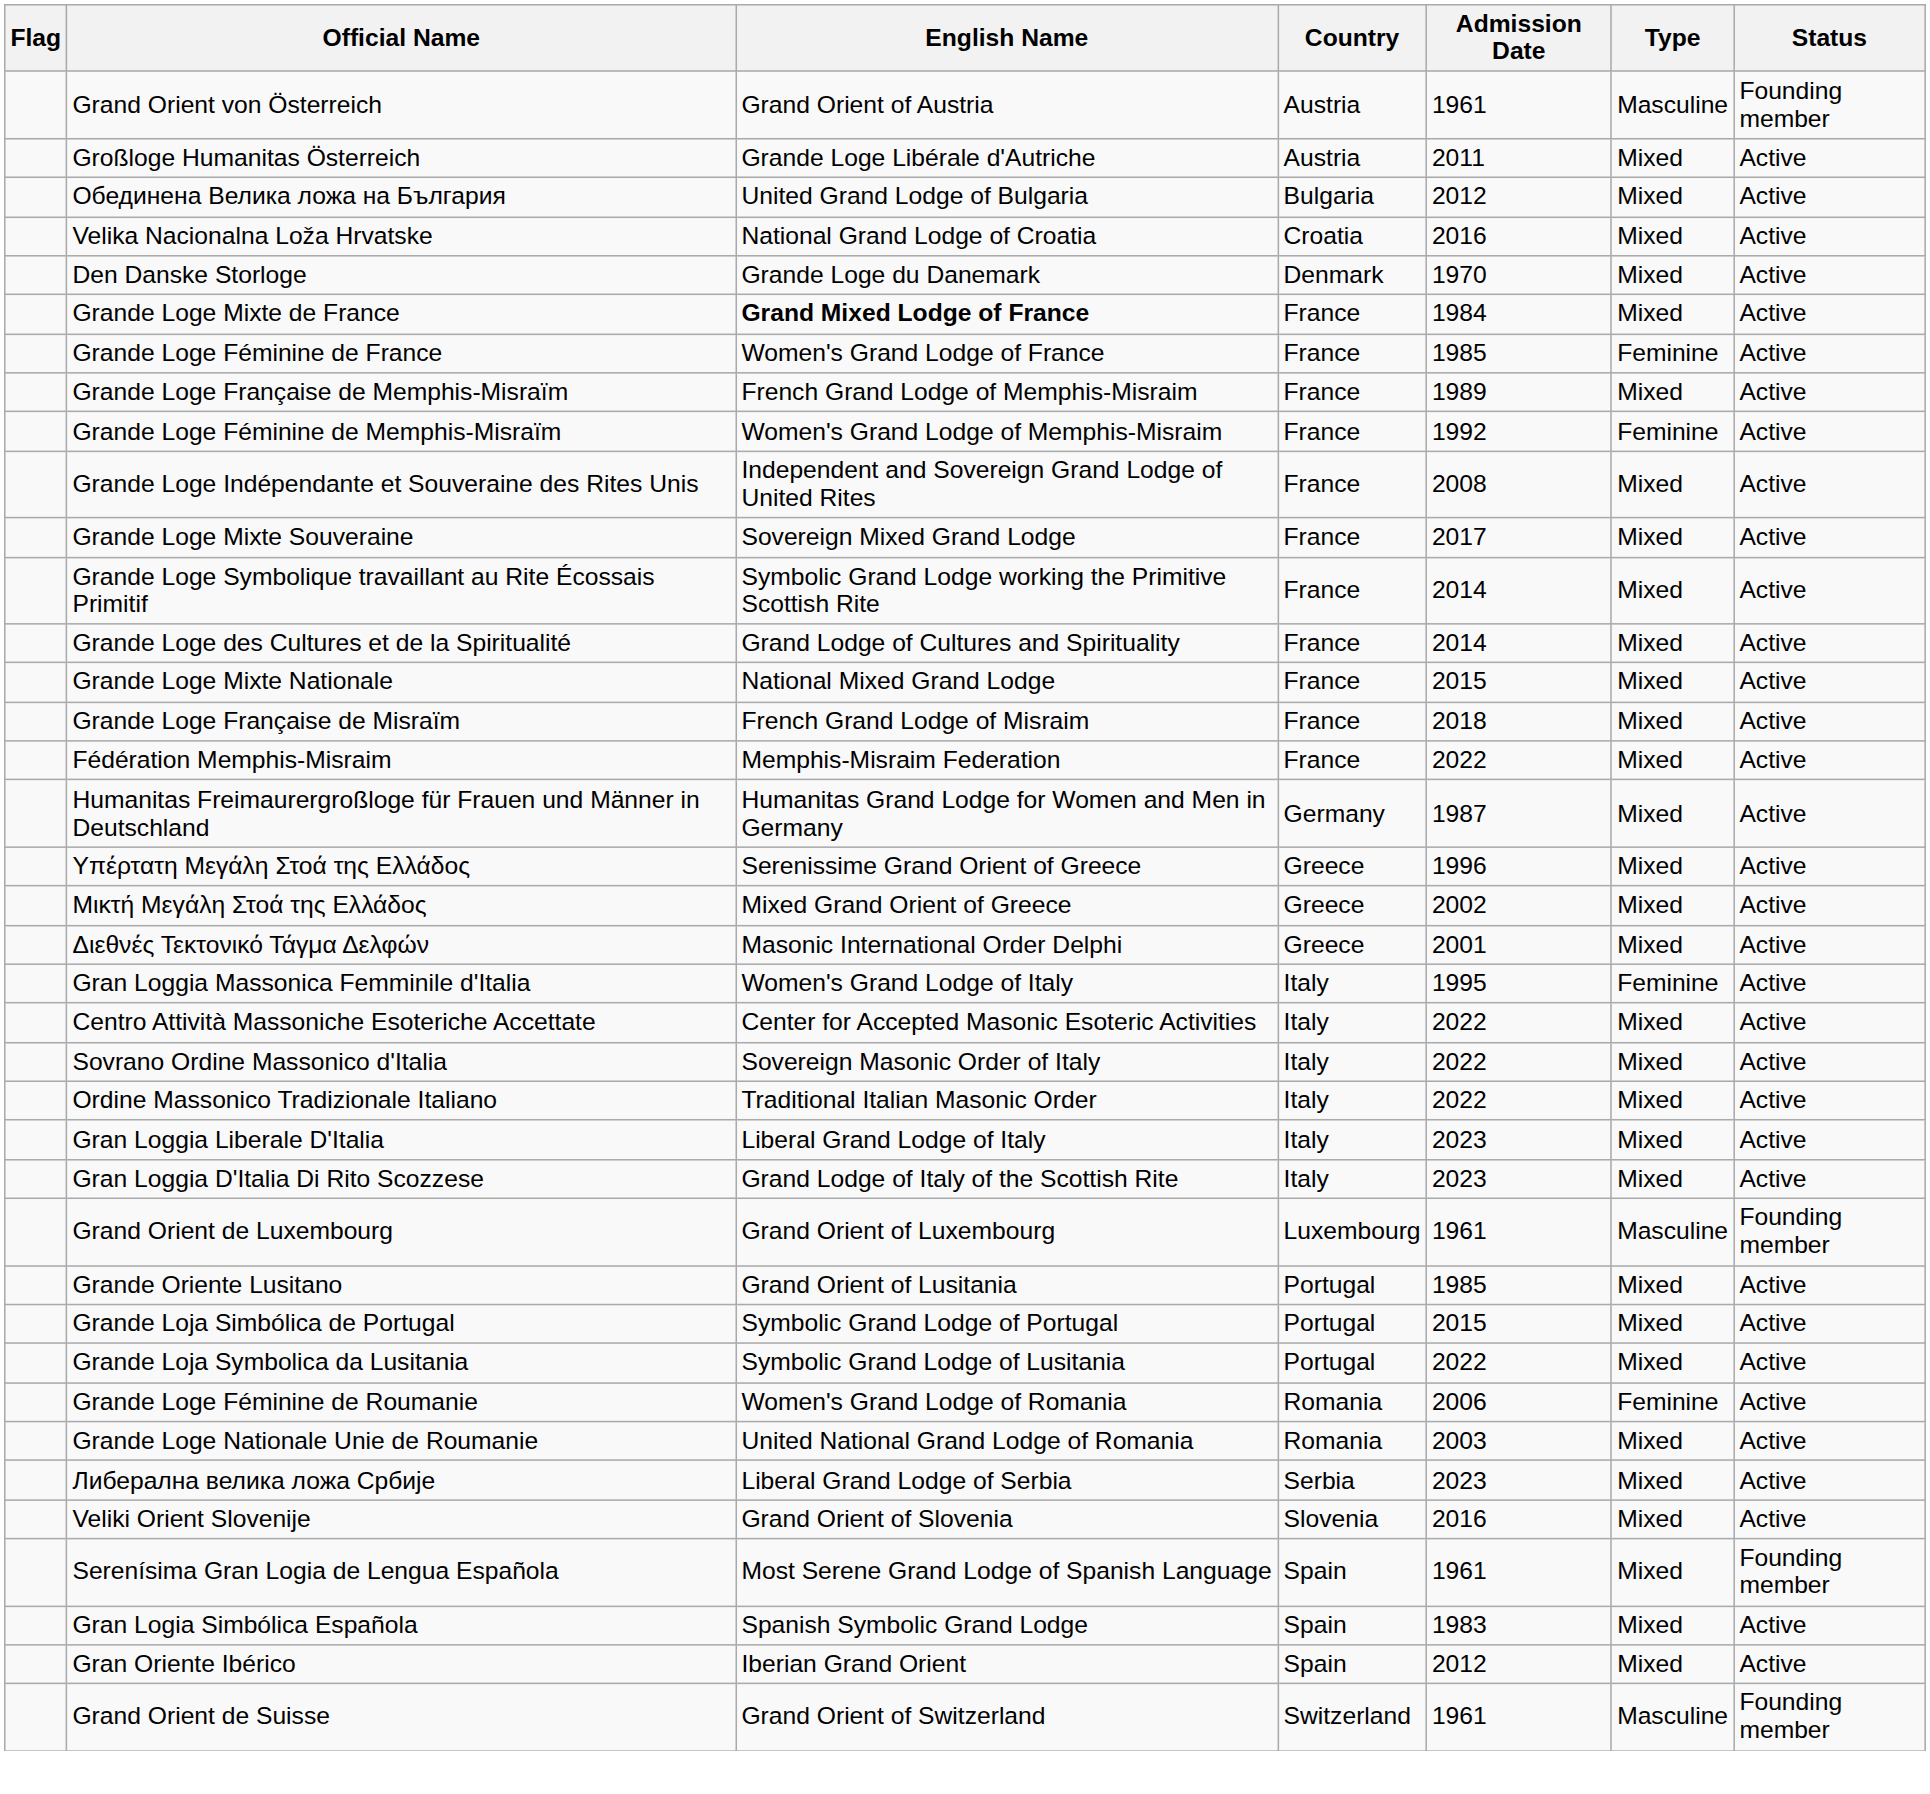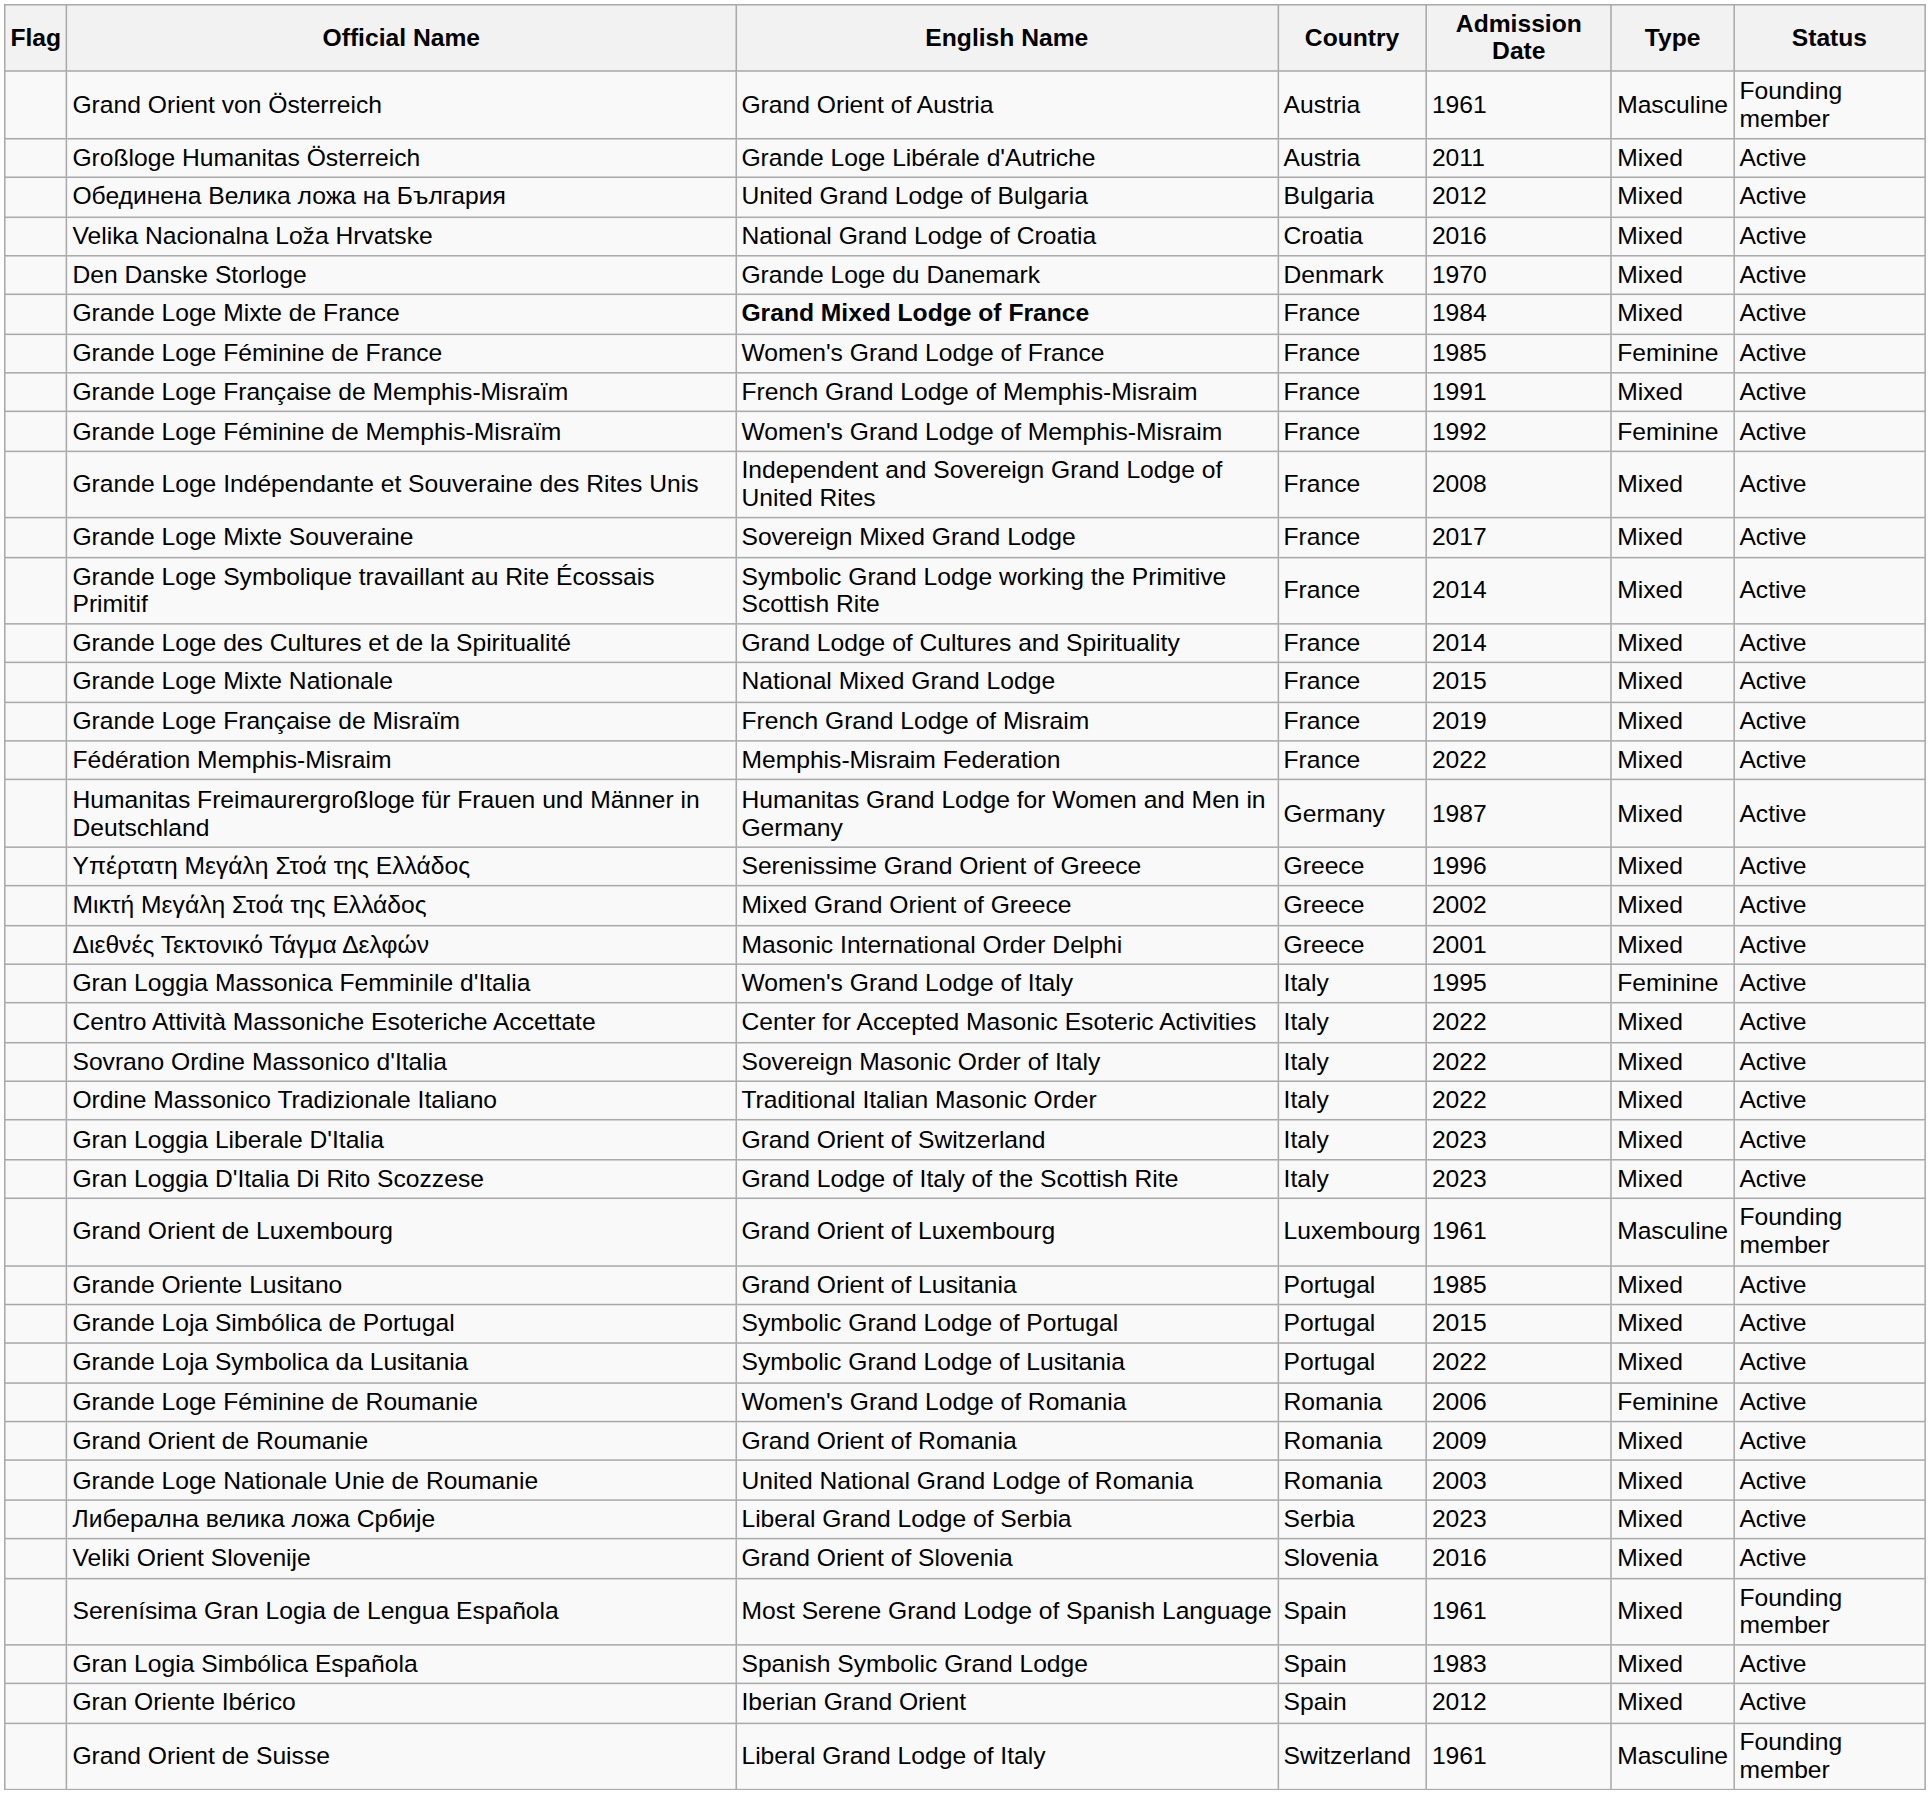(1459, 392) 1989 -> (1459, 392) 1991
(1459, 721) 2018 -> (1459, 721) 2019
(893, 1139) Liberal Grand Lodge of Italy -> (893, 1139) Grand Orient of Switzerland
+ row: (220, 1440)
(893, 1716) Grand Orient of Switzerland -> (893, 1755) Liberal Grand Lodge of Italy
